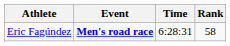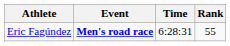(210, 32) 58 -> (210, 32) 55
